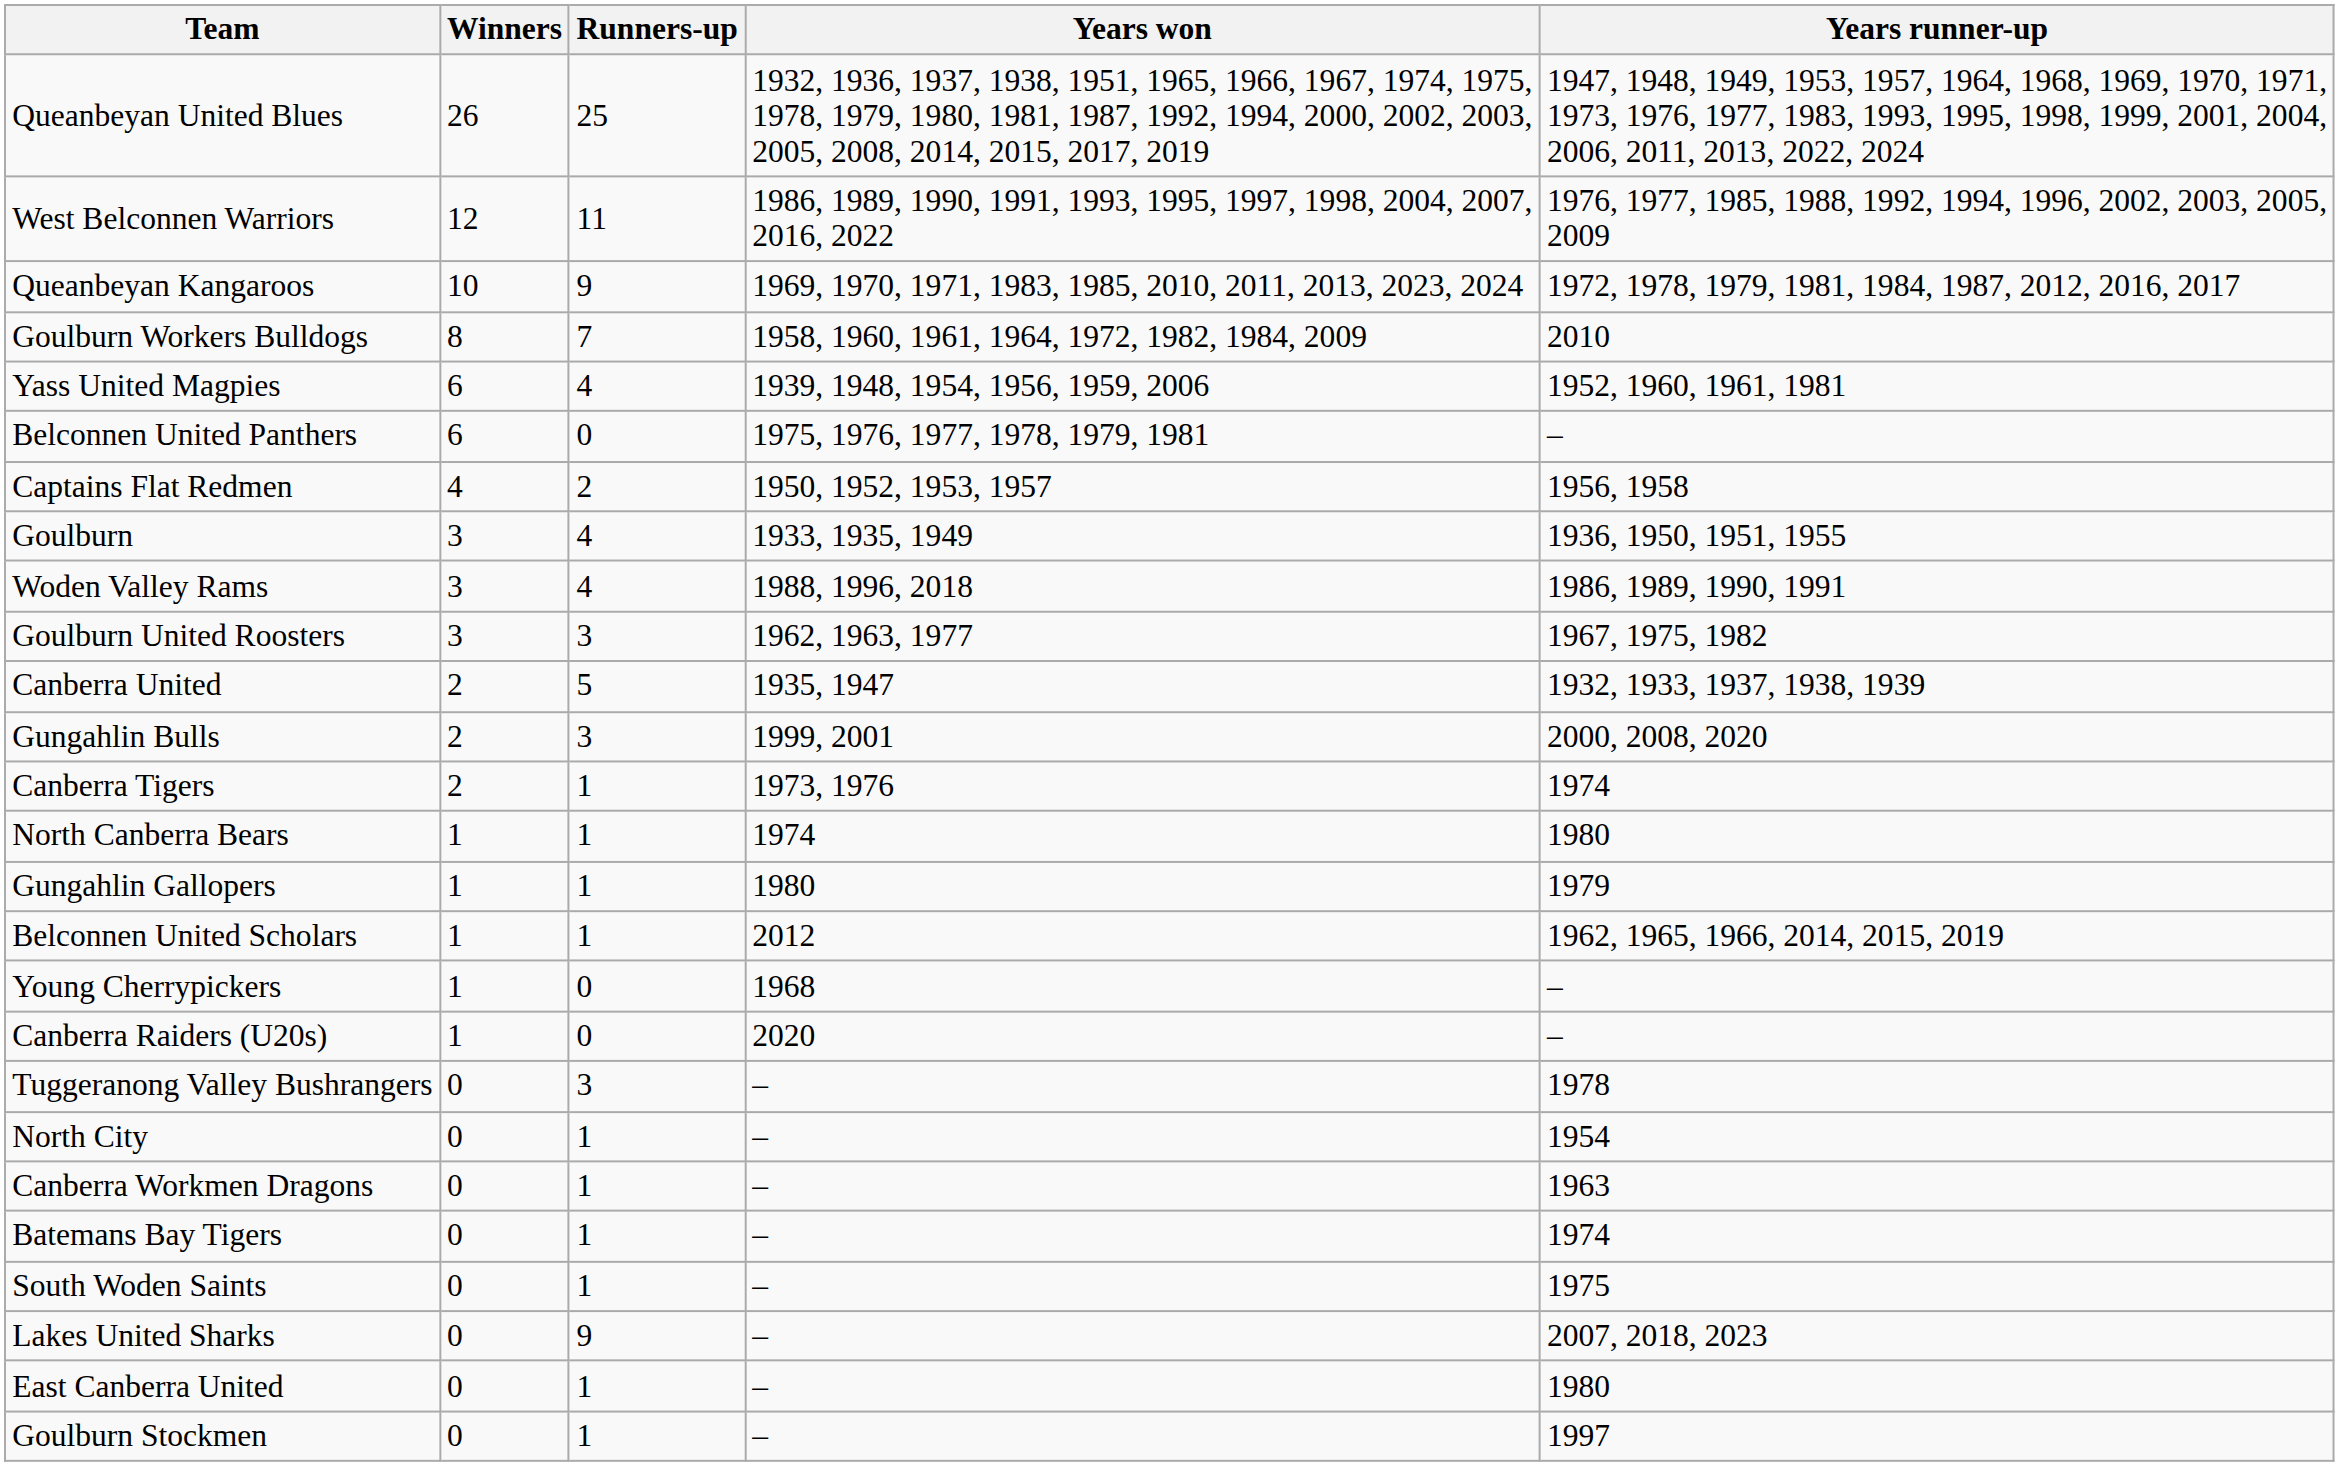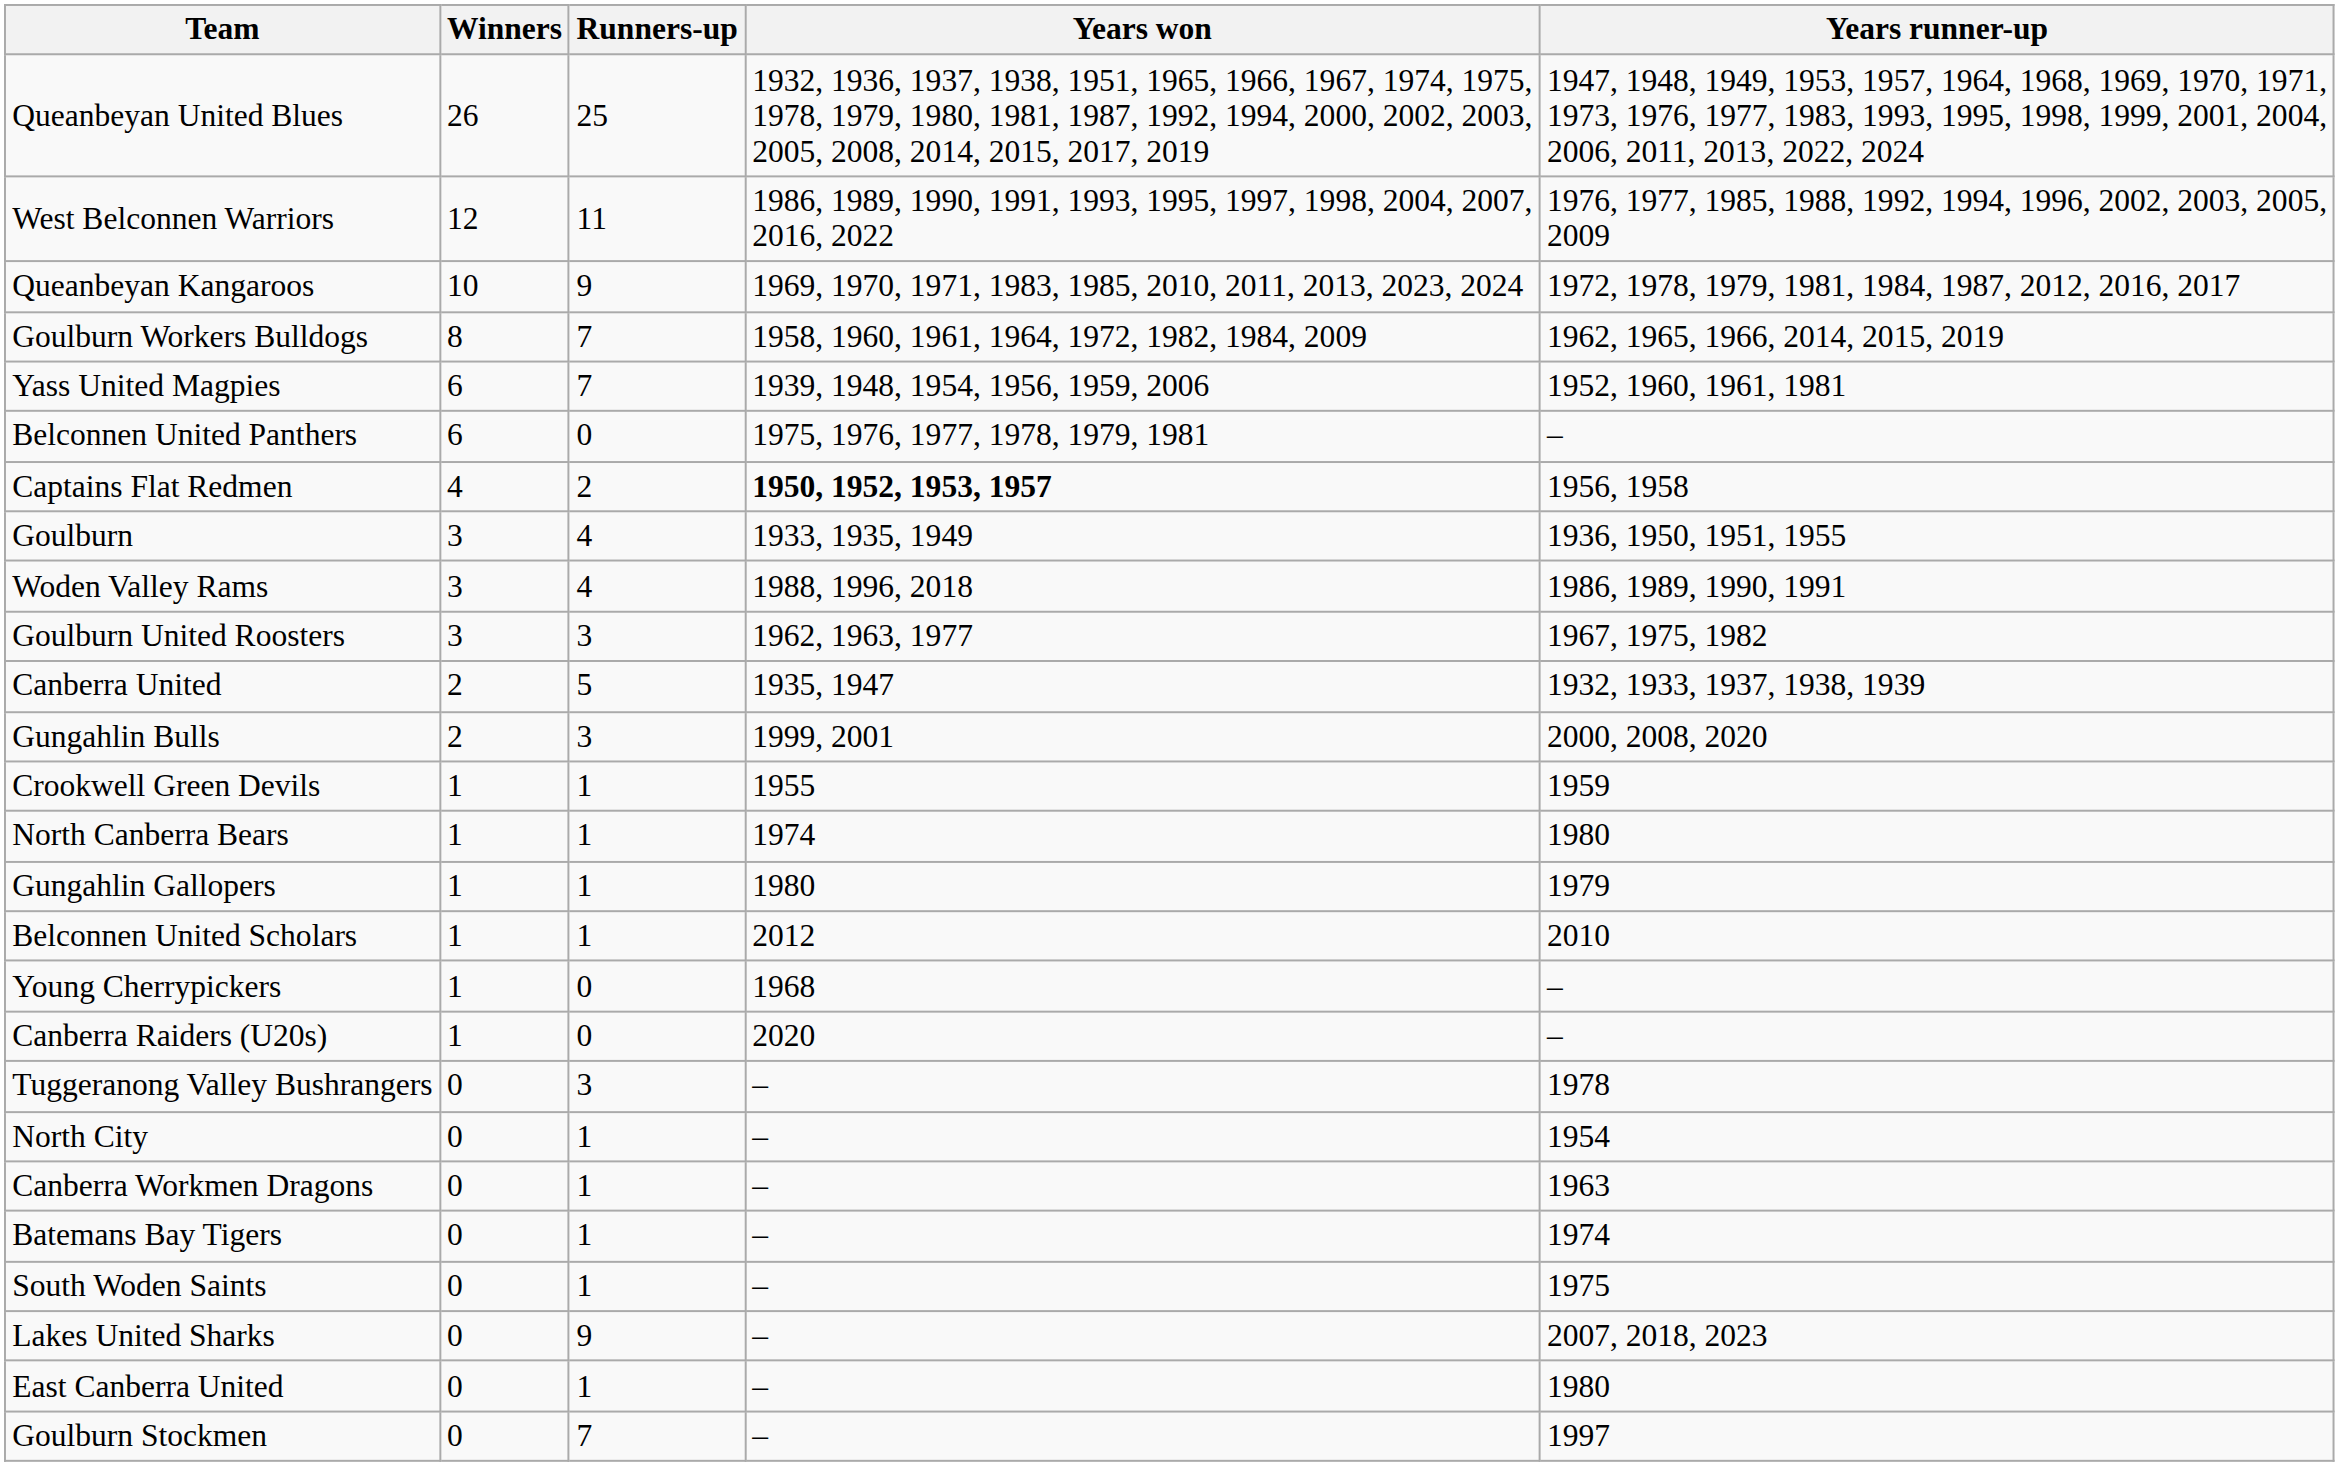(1578, 335) 2010 -> (1775, 335) 1962, 1965, 1966, 2014, 2015, 2019
(584, 385) 4 -> (584, 385) 7
(902, 485) normal -> (902, 485) bold
- row: (113, 785)
+ row: (166, 785)
(1775, 935) 1962, 1965, 1966, 2014, 2015, 2019 -> (1578, 935) 2010
(584, 1435) 1 -> (584, 1435) 7
